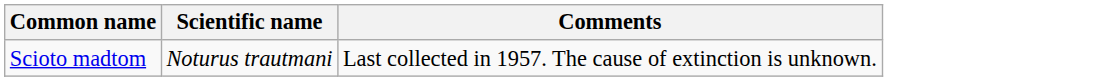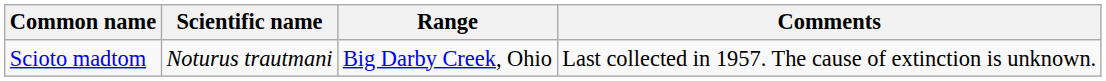+ column: (447, 22)
